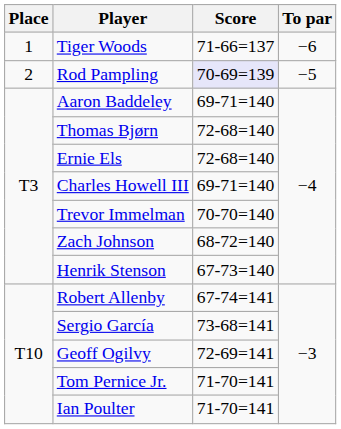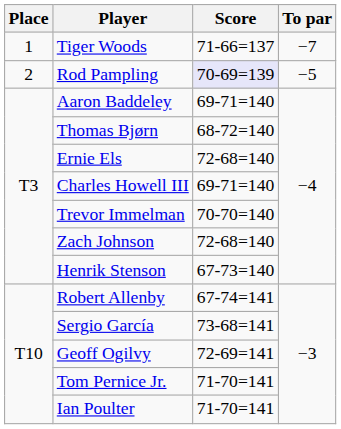(307, 46) −6 -> (307, 46) −7
(236, 130) 72-68=140 -> (236, 130) 68-72=140
(236, 241) 68-72=140 -> (236, 241) 72-68=140
